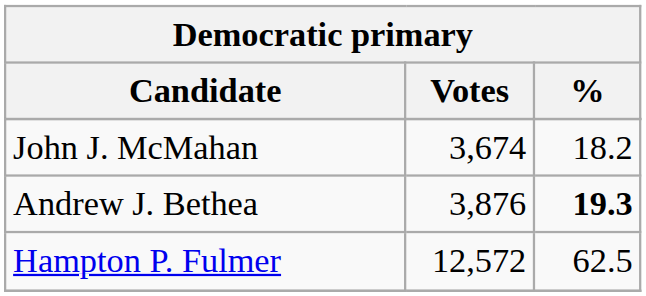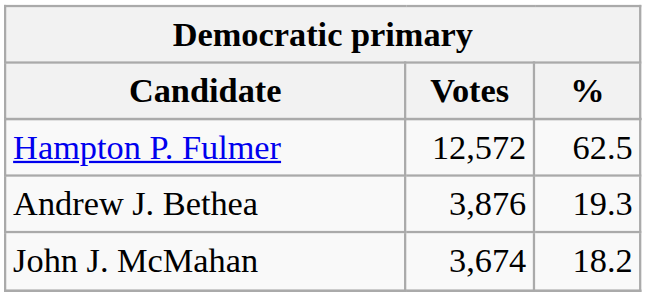rows swapped: (147, 260) <-> (136, 147)
(603, 204) bold -> (603, 204) normal
